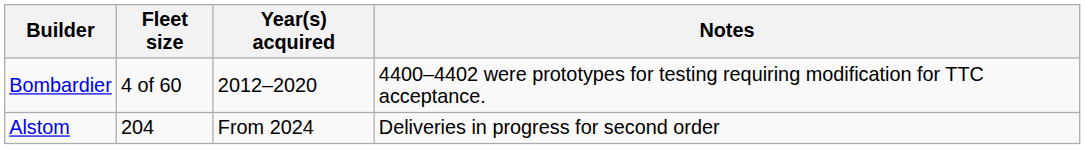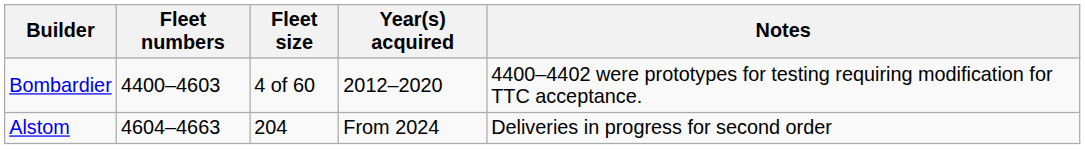+ column: (183, 31)
